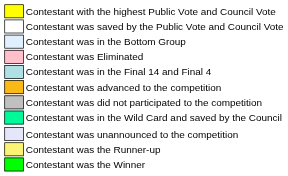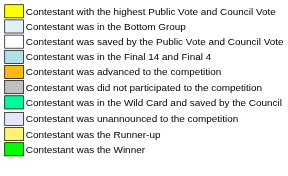rows swapped: (155, 26) <-> (106, 42)
- row: (85, 57)
